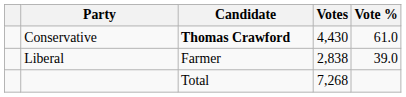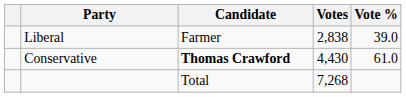rows swapped: (61, 37) <-> (44, 59)
